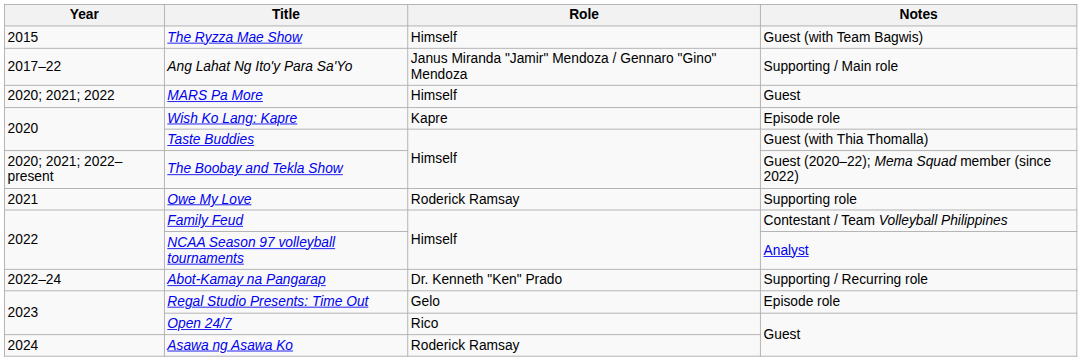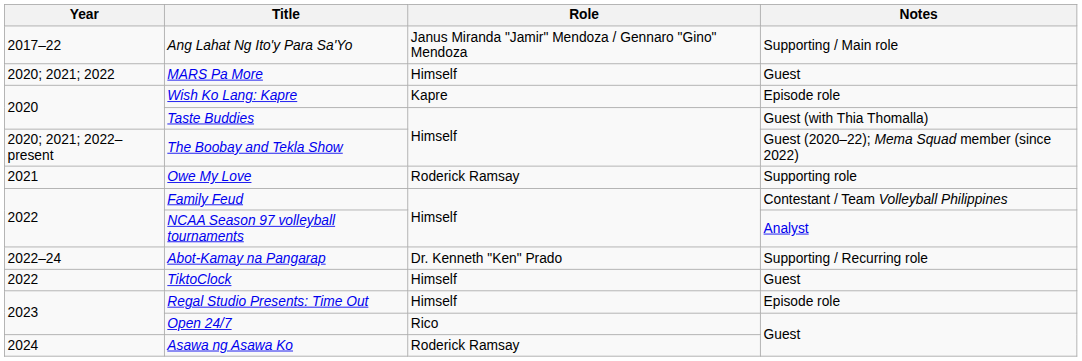- row: (235, 37)
+ row: (199, 280)
(425, 301) Gelo -> (434, 301) Himself
